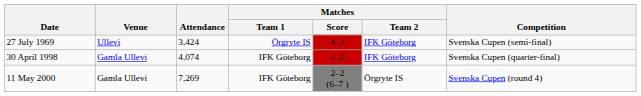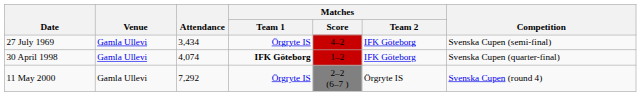(109, 42) Ullevi -> (122, 42) Gamla Ullevi
(189, 42) 3,424 -> (189, 42) 3,434
(285, 58) normal -> (283, 58) bold
(189, 78) 7,269 -> (189, 78) 7,292
(285, 78) IFK Göteborg -> (291, 78) Örgryte IS
